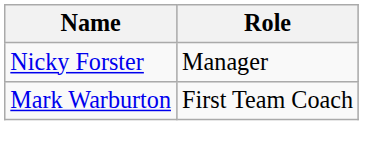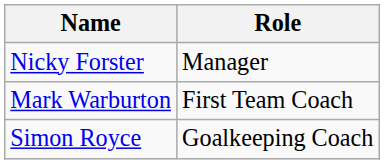+ row: (76, 138)
